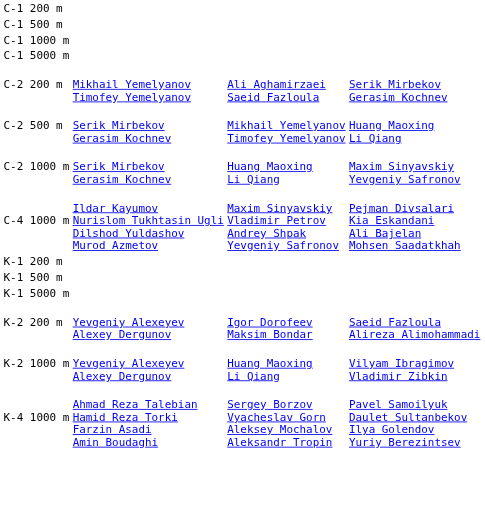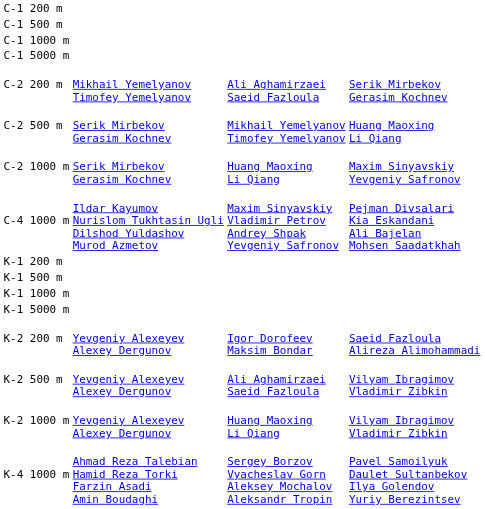+ row: (36, 293)
+ row: (33, 379)
